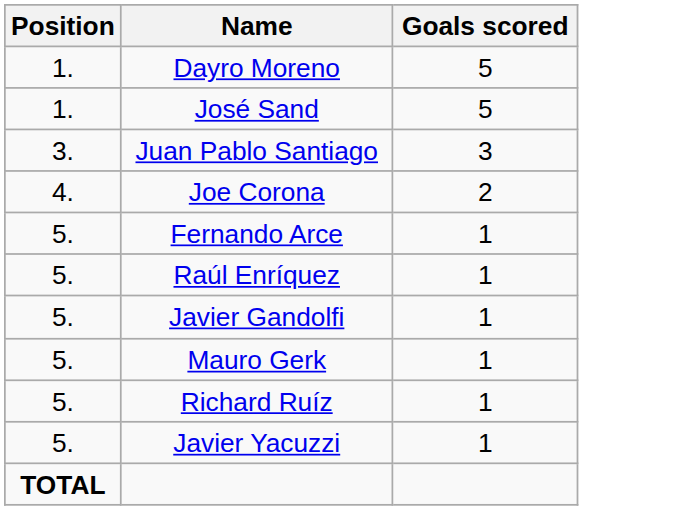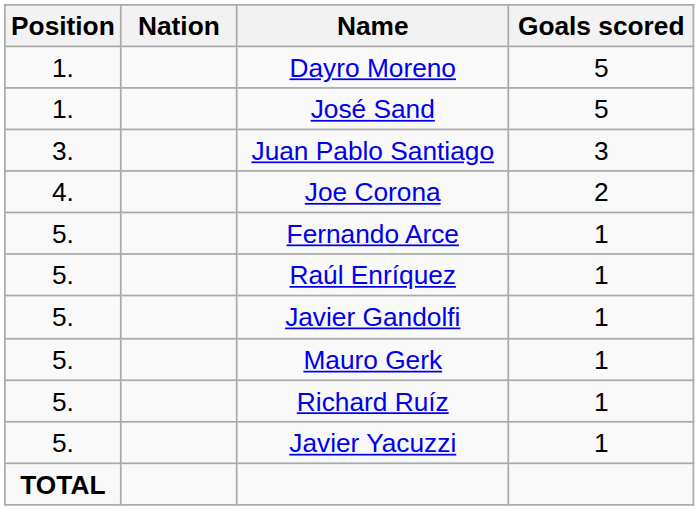+ column: (179, 26)
